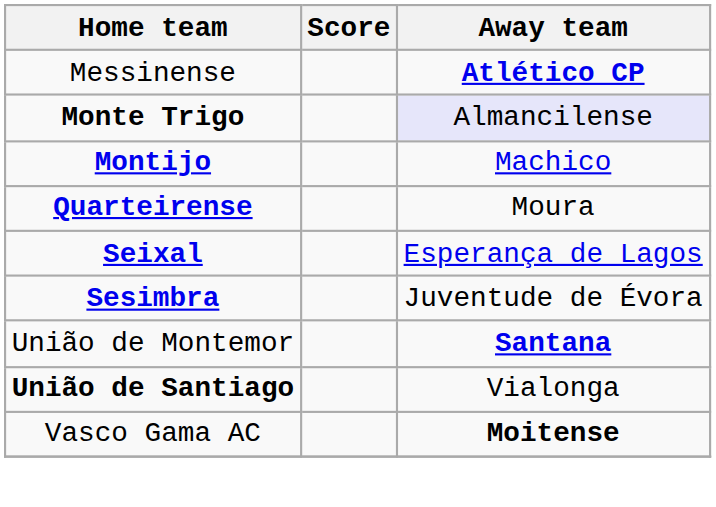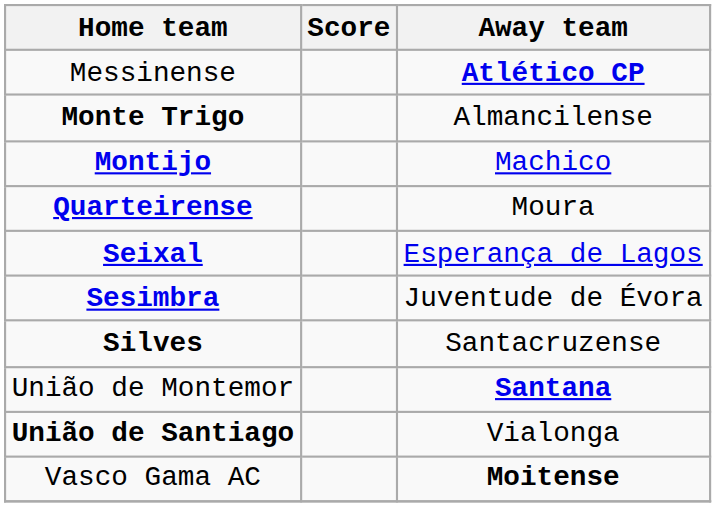(553, 118) lavender background -> (553, 118) no background
+ row: (153, 344)
